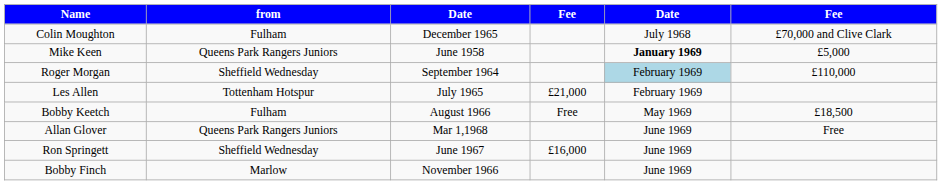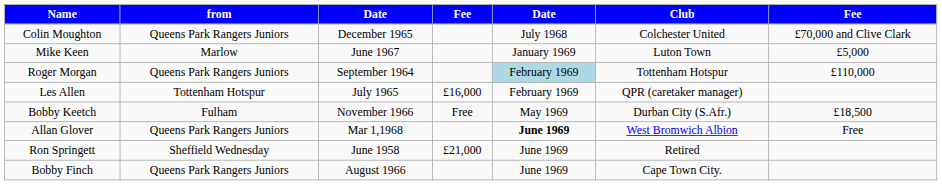+ column: (682, 14)
(268, 34) Fulham -> (219, 34) Queens Park Rangers Juniors
(268, 53) Queens Park Rangers Juniors -> (219, 53) Marlow
(460, 53) June 1958 -> (375, 53) June 1967
(667, 53) bold -> (544, 53) normal
(268, 73) Sheffield Wednesday -> (219, 73) Queens Park Rangers Juniors
(567, 92) £21,000 -> (462, 92) £16,000
(460, 112) August 1966 -> (375, 112) November 1966
(667, 131) normal -> (544, 131) bold
(460, 150) June 1967 -> (375, 150) June 1958
(567, 150) £16,000 -> (462, 150) £21,000
(268, 170) Marlow -> (219, 170) Queens Park Rangers Juniors
(460, 170) November 1966 -> (375, 170) August 1966
